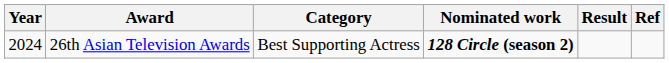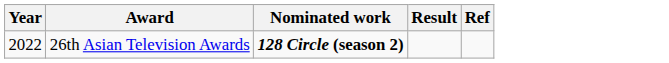- column: (339, 17)
(25, 44) 2024 -> (25, 44) 2022
